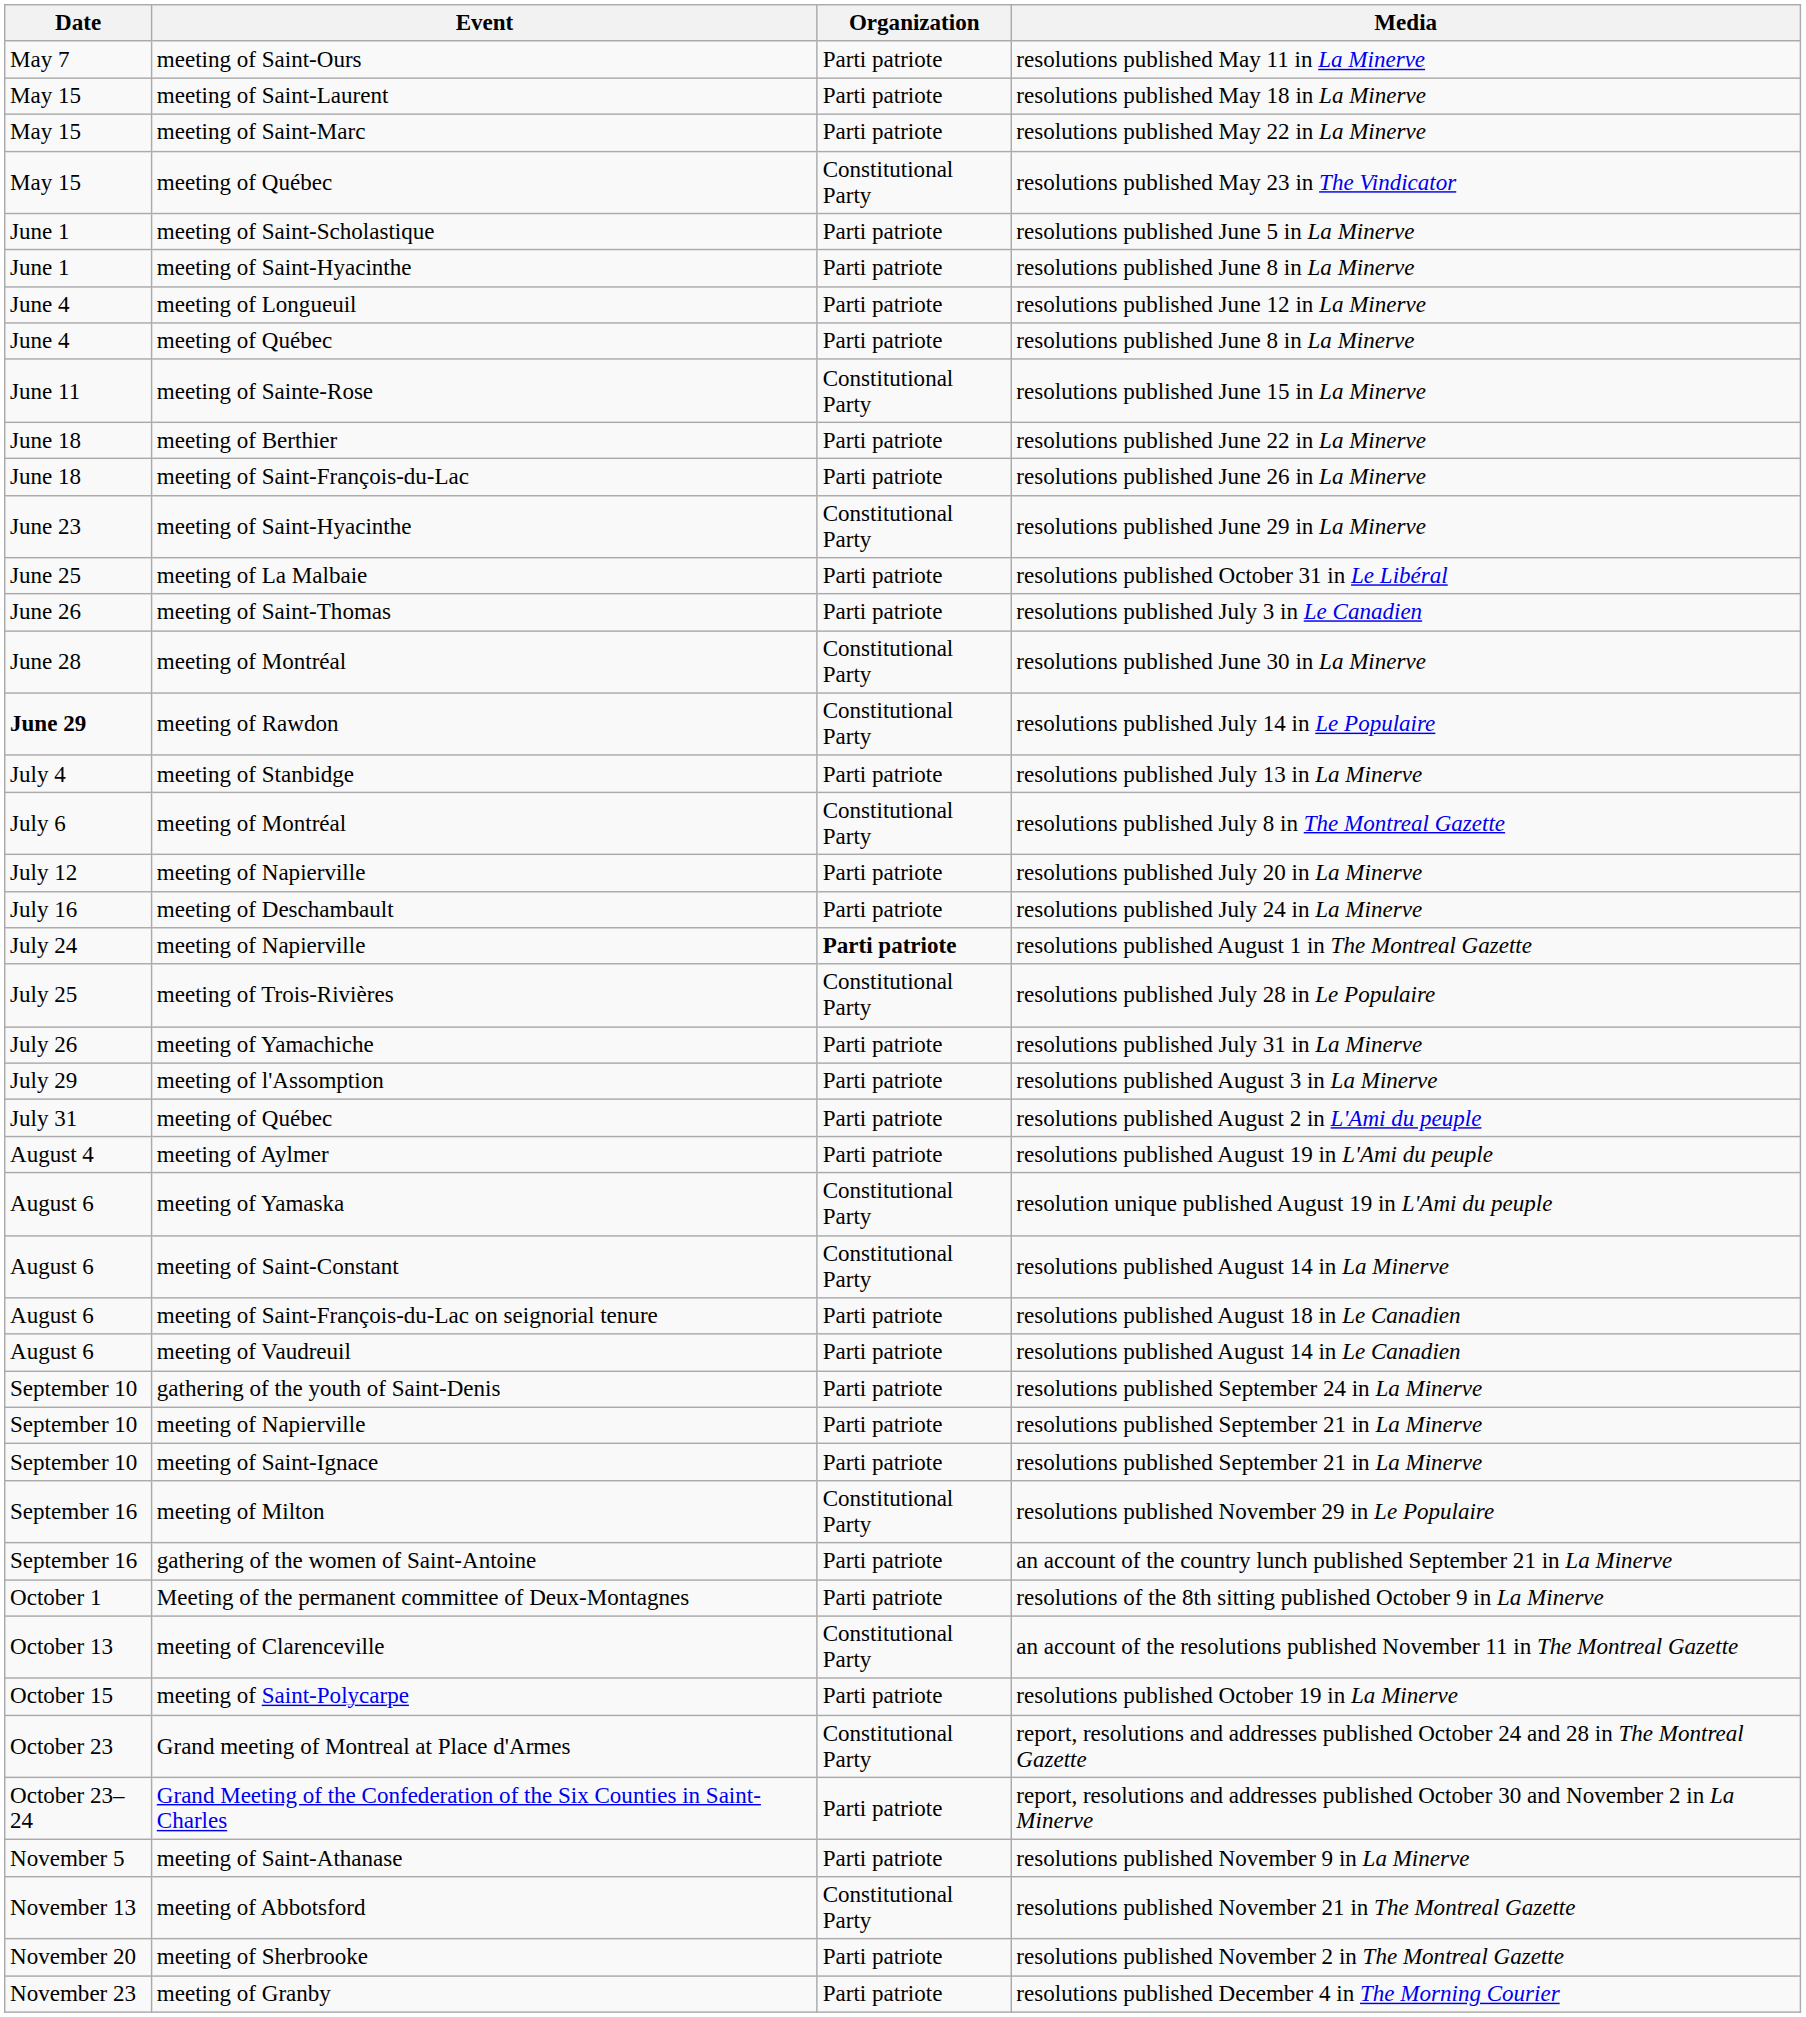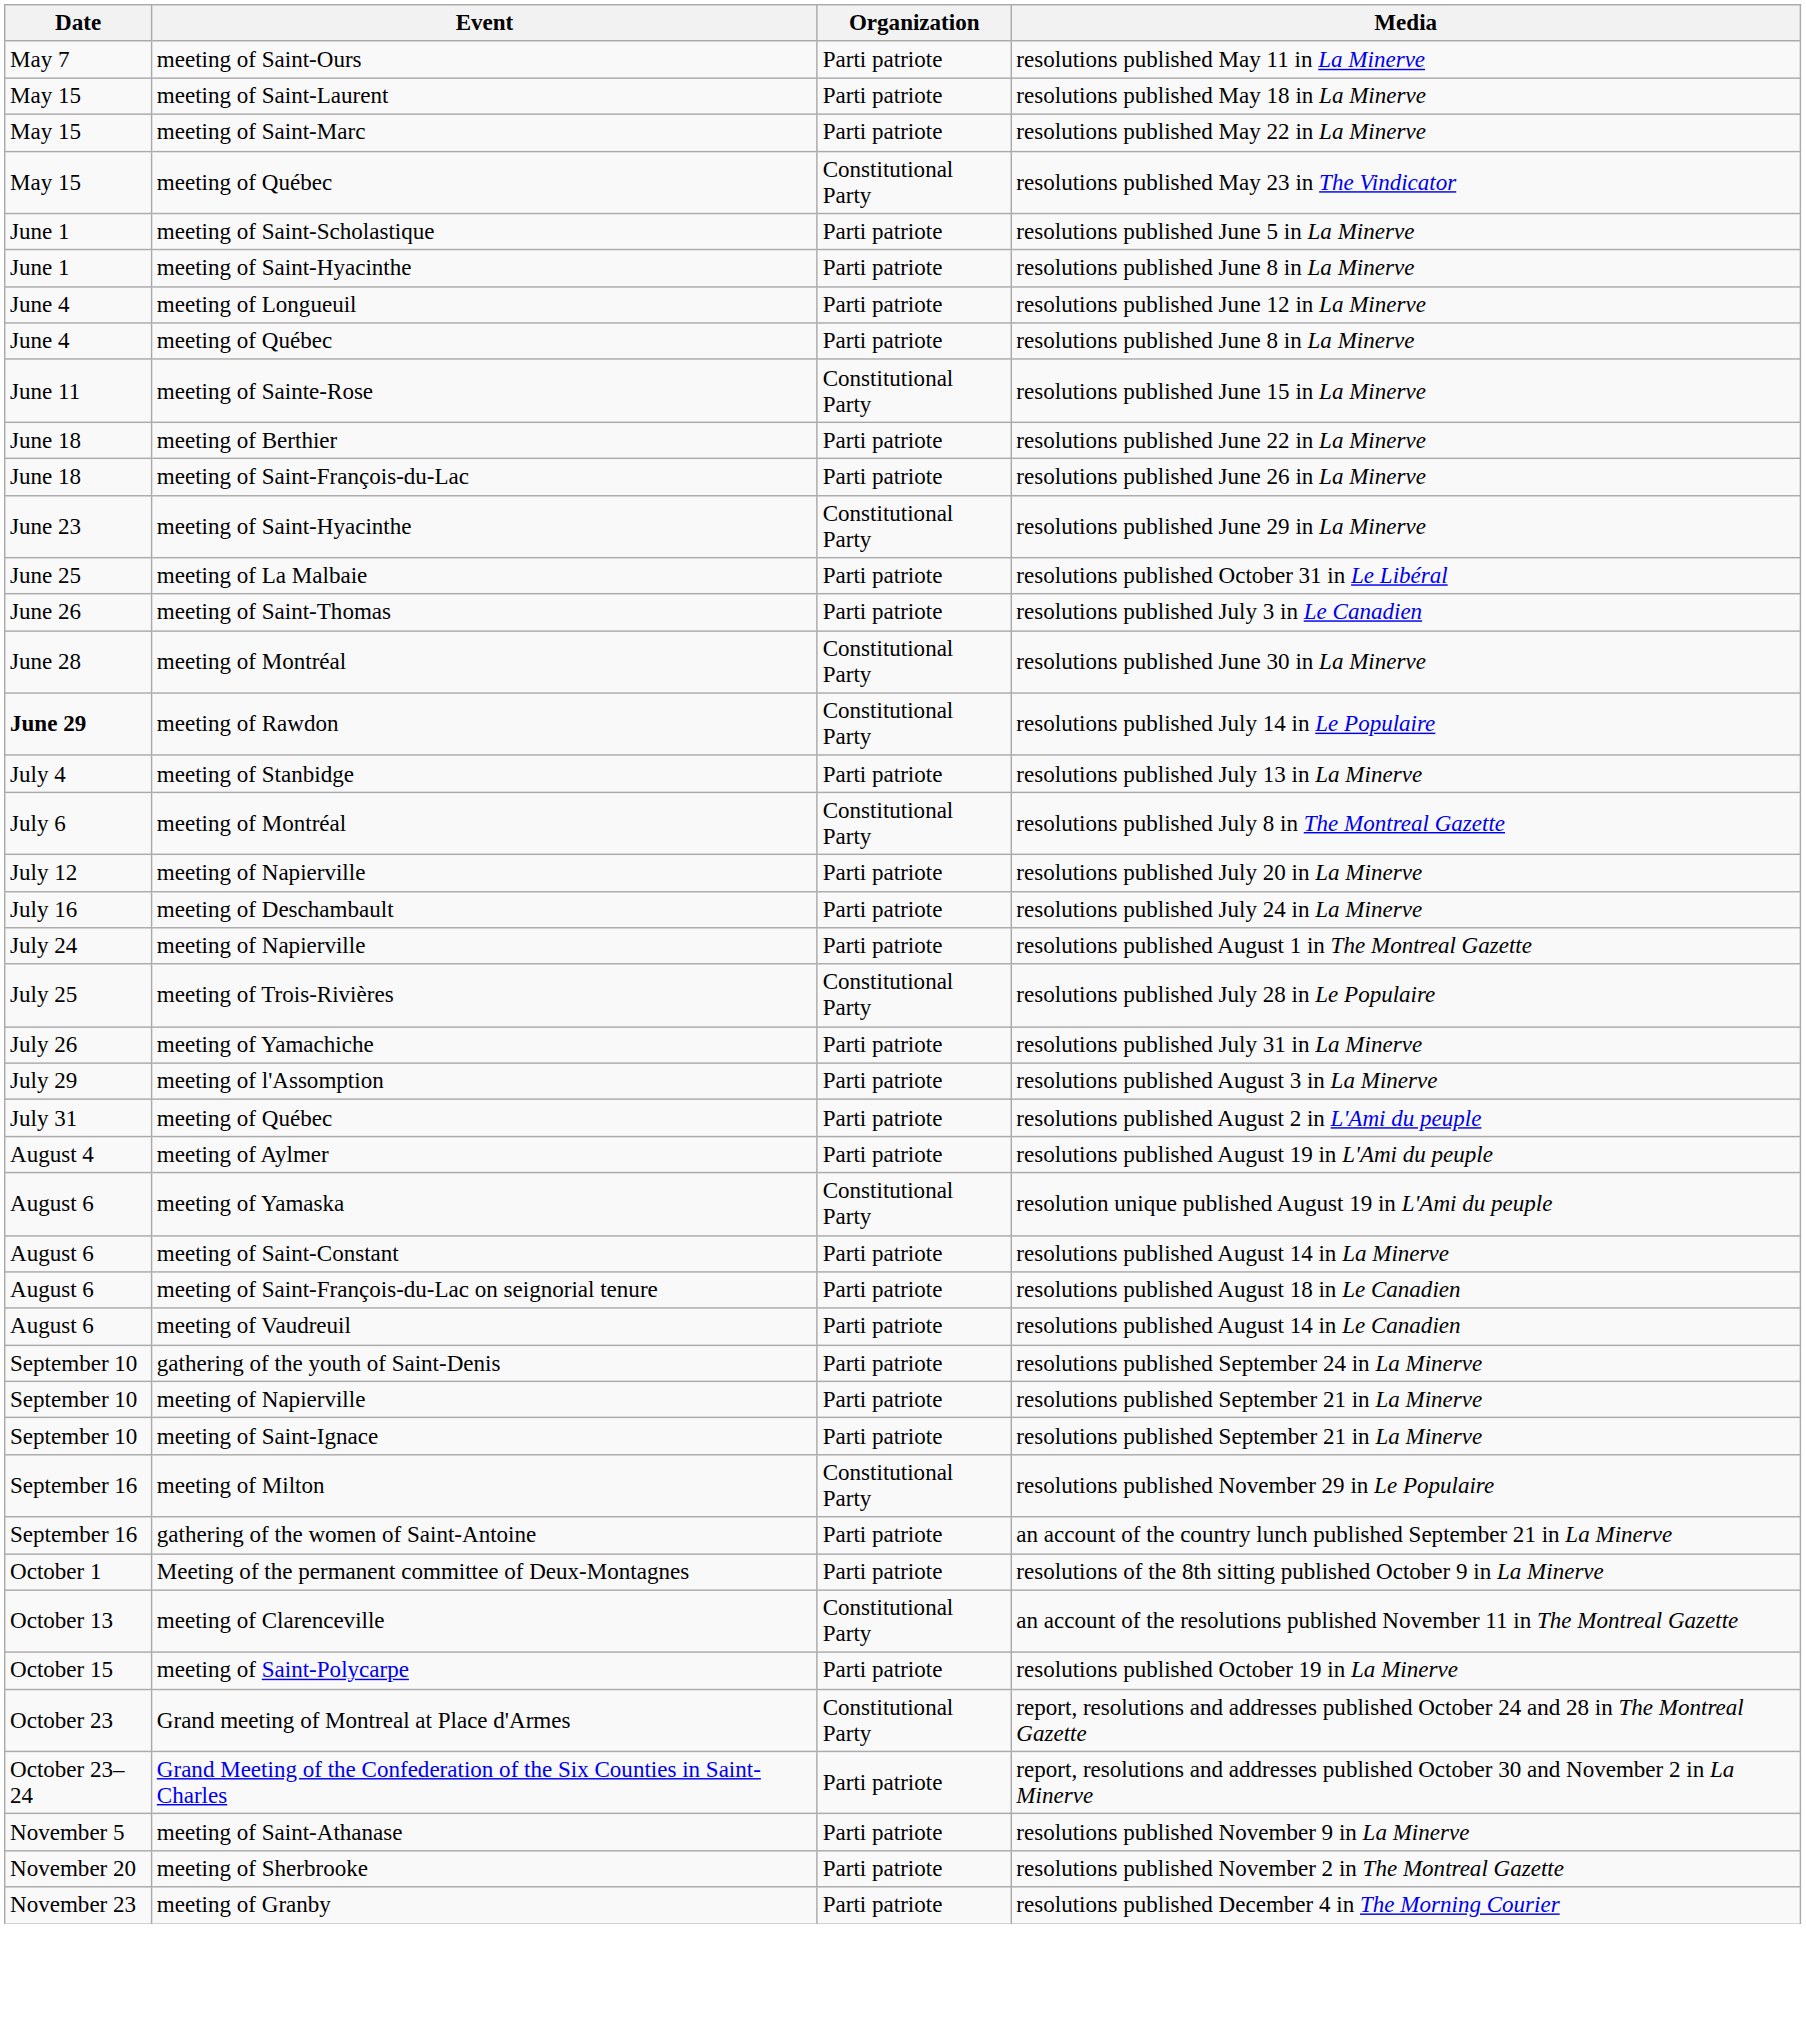(890, 945) bold -> (883, 945) normal
(888, 1266) Constitutional Party -> (883, 1253) Parti patriote
- row: (261, 1907)
